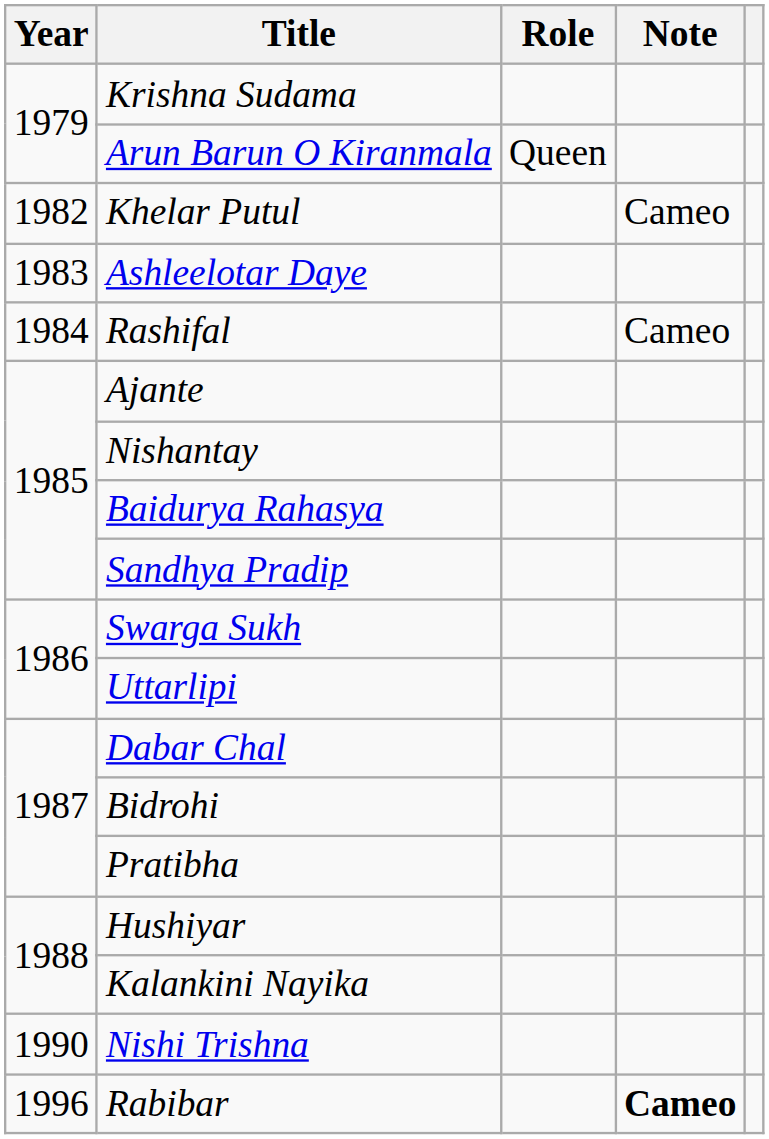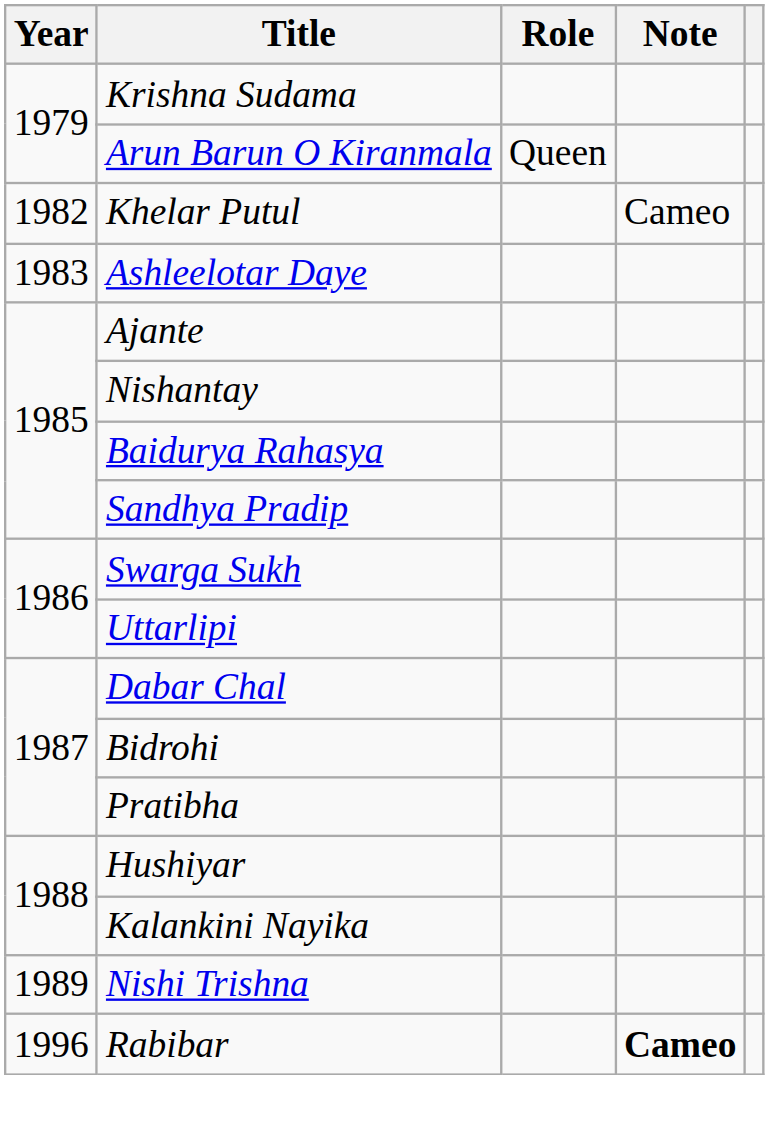- row: (168, 331)
(51, 1043) 1990 -> (51, 984) 1989
